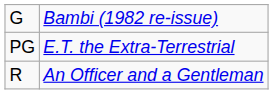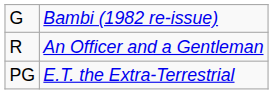rows swapped: (22, 46) <-> (16, 74)
